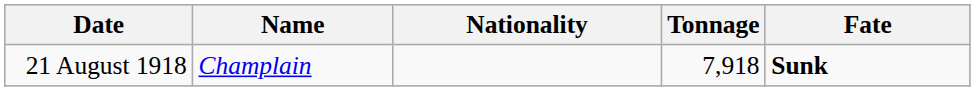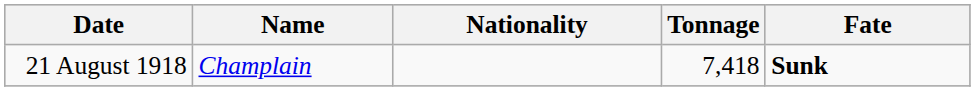(731, 65) 7,918 -> (731, 65) 7,418
